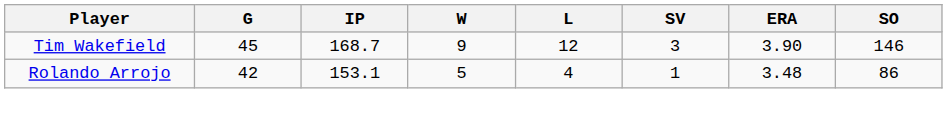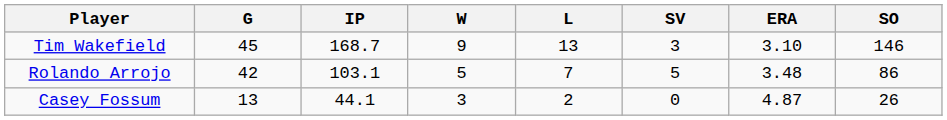(568, 46) 12 -> (568, 46) 13
(782, 46) 3.90 -> (782, 46) 3.10
(355, 74) 153.1 -> (355, 74) 103.1
(568, 74) 4 -> (568, 74) 7
(675, 74) 1 -> (675, 74) 5
+ row: (100, 101)
